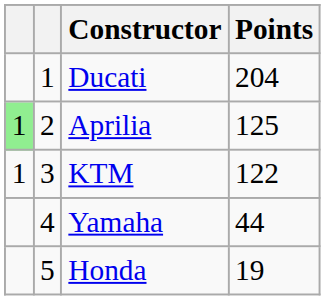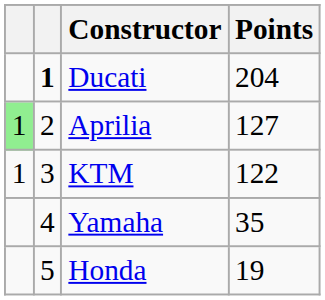(47, 77) normal -> (47, 77) bold
(257, 125) 125 -> (257, 125) 127
(250, 222) 44 -> (250, 222) 35
